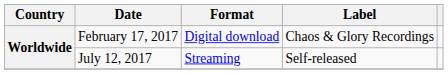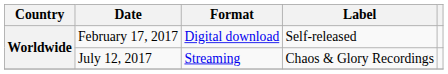(360, 36) Chaos & Glory Recordings -> (321, 36) Self-released
(321, 58) Self-released -> (360, 58) Chaos & Glory Recordings
